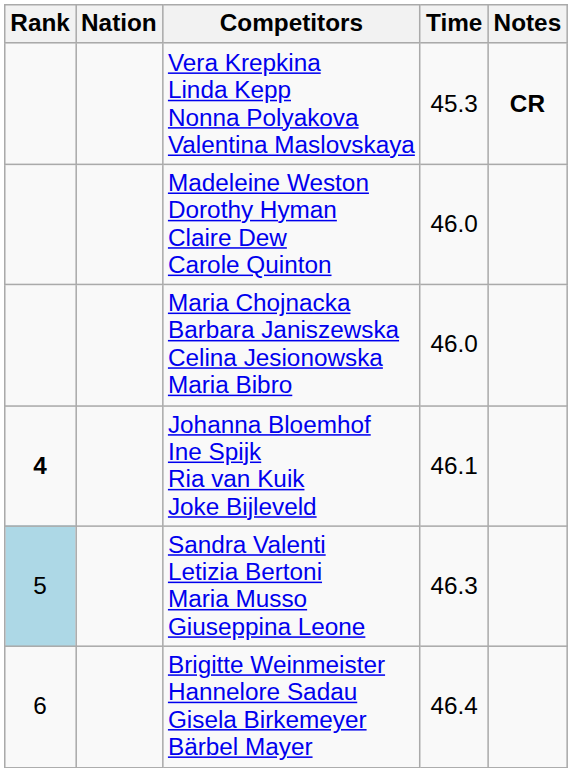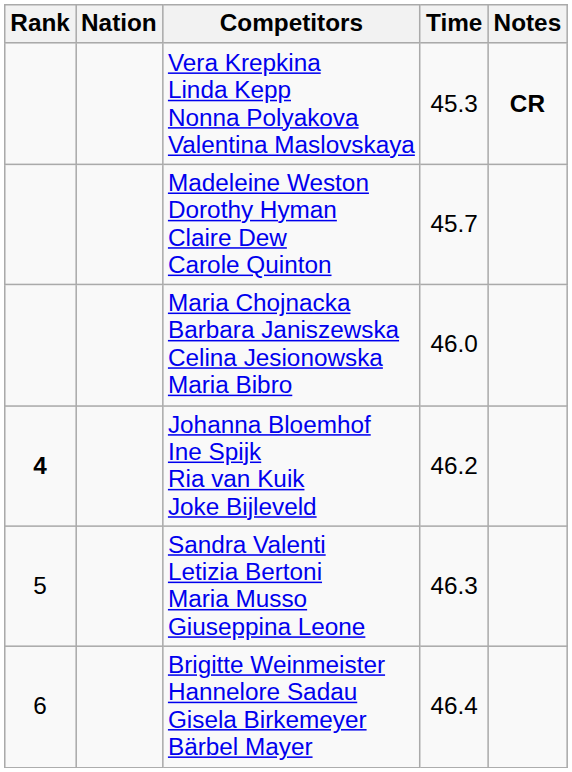(454, 224) 46.0 -> (454, 224) 45.7
(454, 465) 46.1 -> (454, 465) 46.2
(40, 585) lightblue background -> (40, 585) no background
